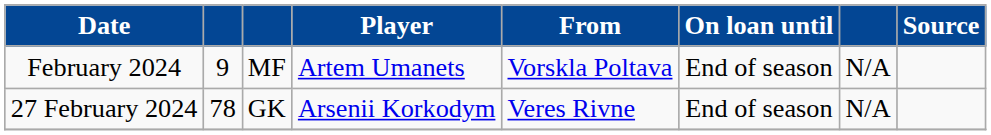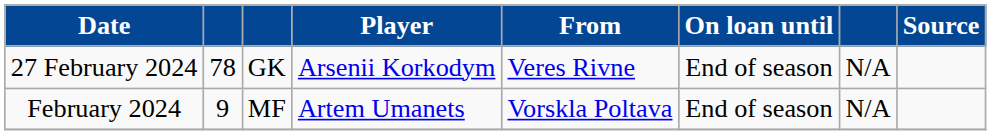rows swapped: (104, 66) <-> (104, 108)
